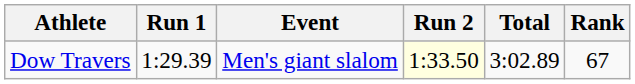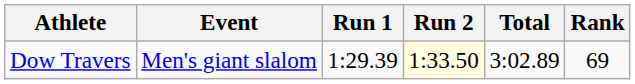columns swapped: (310, 22) <-> (176, 22)
(598, 59) 67 -> (598, 59) 69
